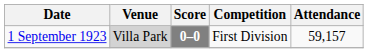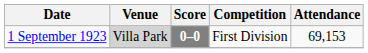(327, 36) 59,157 -> (327, 36) 69,153
